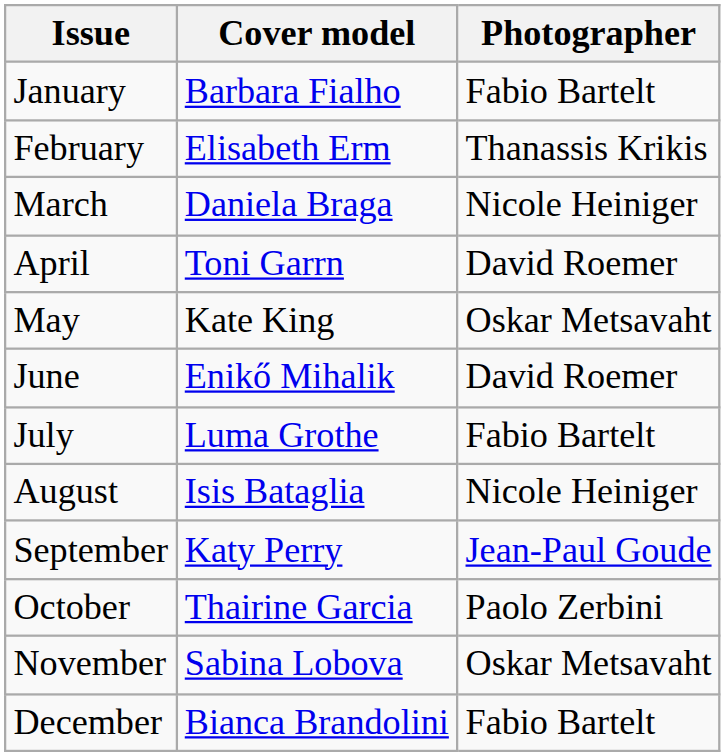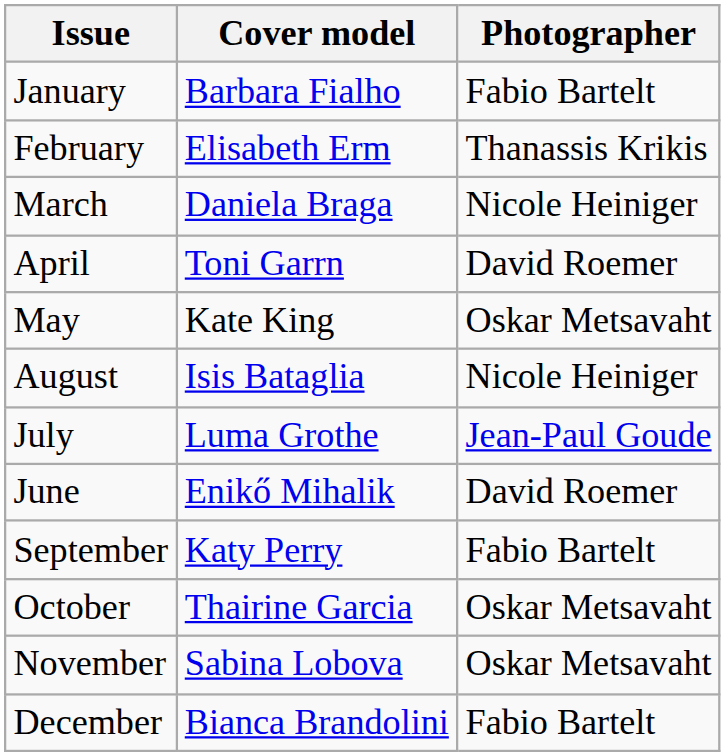rows swapped: (47, 377) <-> (66, 491)
(560, 434) Fabio Bartelt -> (589, 434) Jean-Paul Goude
(589, 549) Jean-Paul Goude -> (560, 549) Fabio Bartelt
(564, 606) Paolo Zerbini -> (589, 606) Oskar Metsavaht
